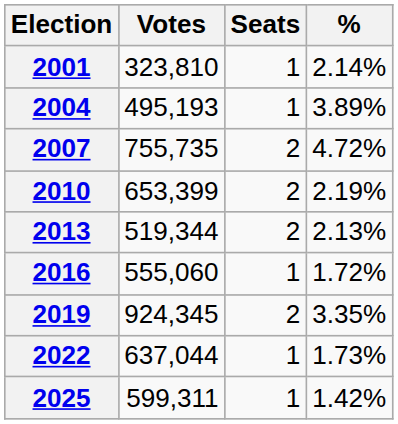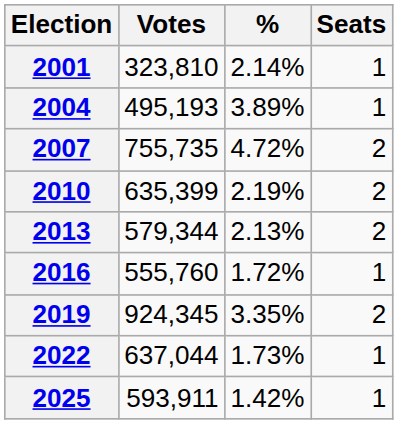columns swapped: (349, 25) <-> (265, 25)
(171, 190) 653,399 -> (171, 190) 635,399
(171, 231) 519,344 -> (171, 231) 579,344
(171, 273) 555,060 -> (171, 273) 555,760
(172, 397) 599,311 -> (172, 397) 593,911
